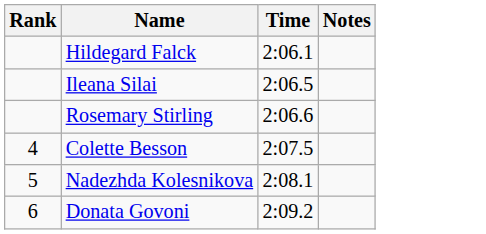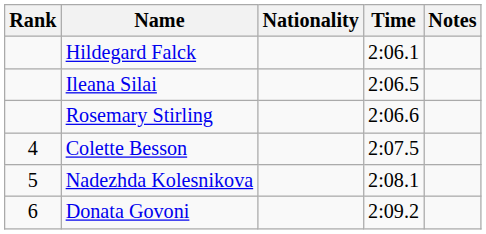+ column: (311, 20)
